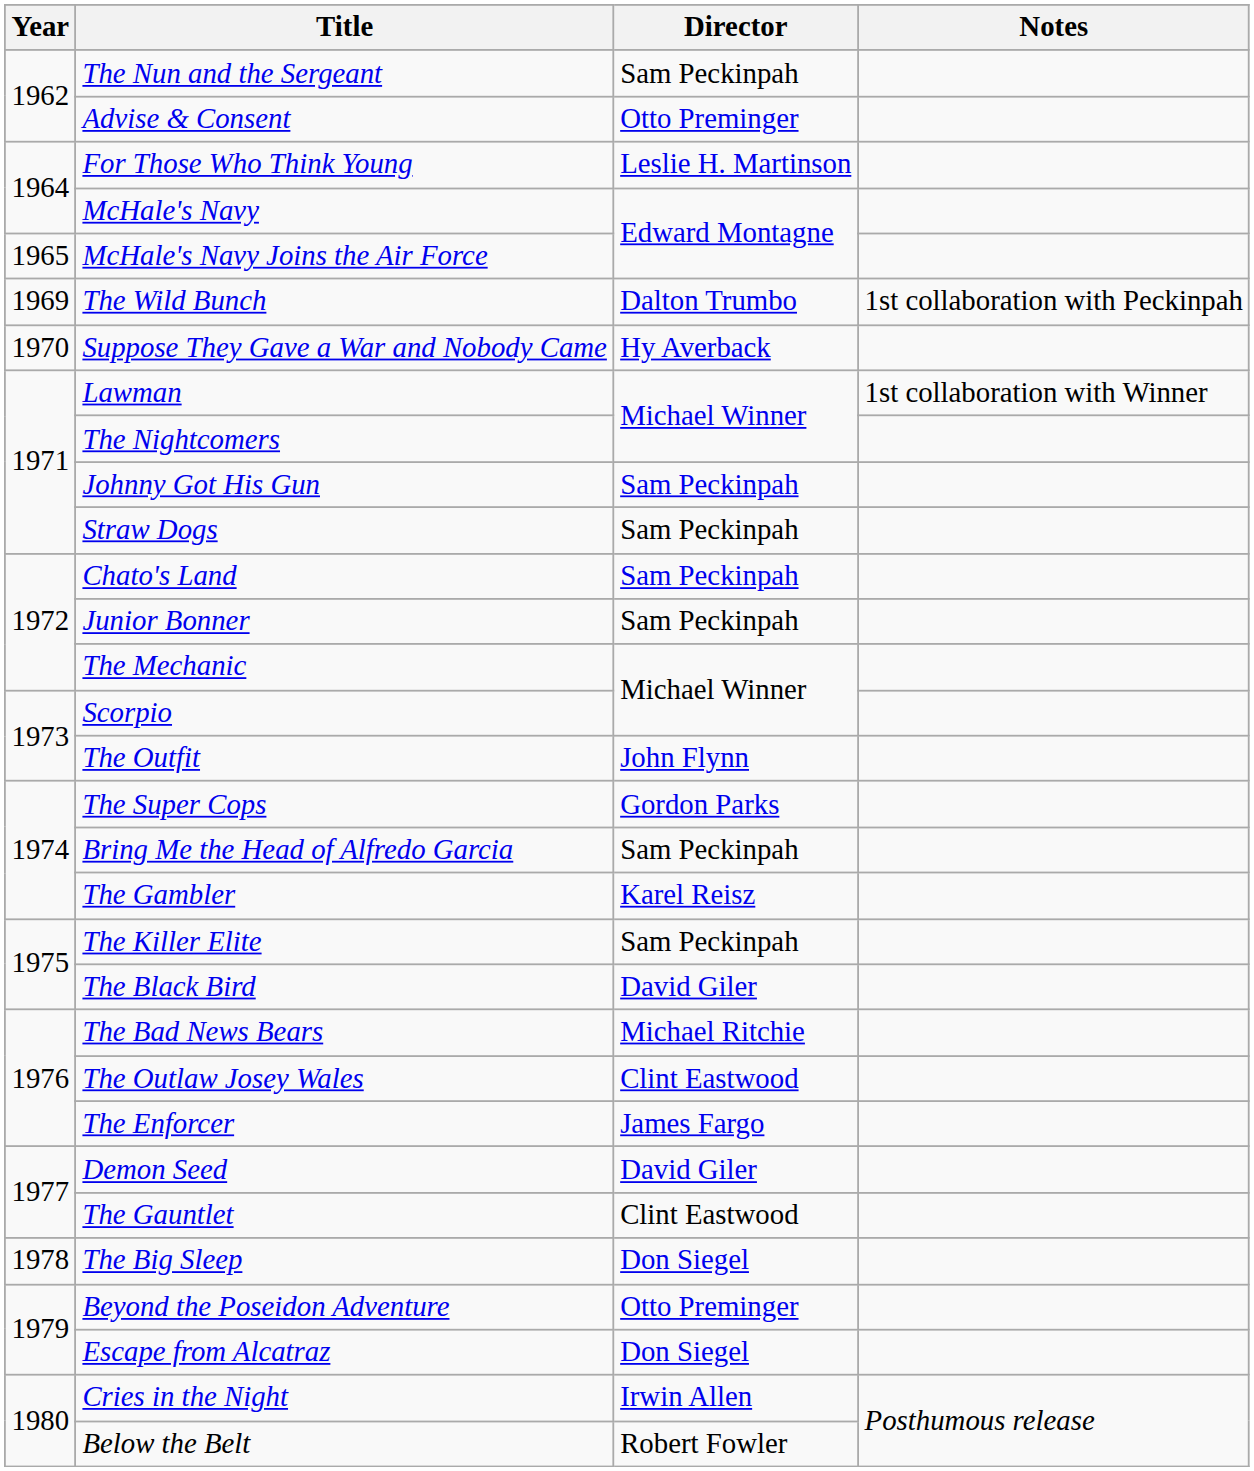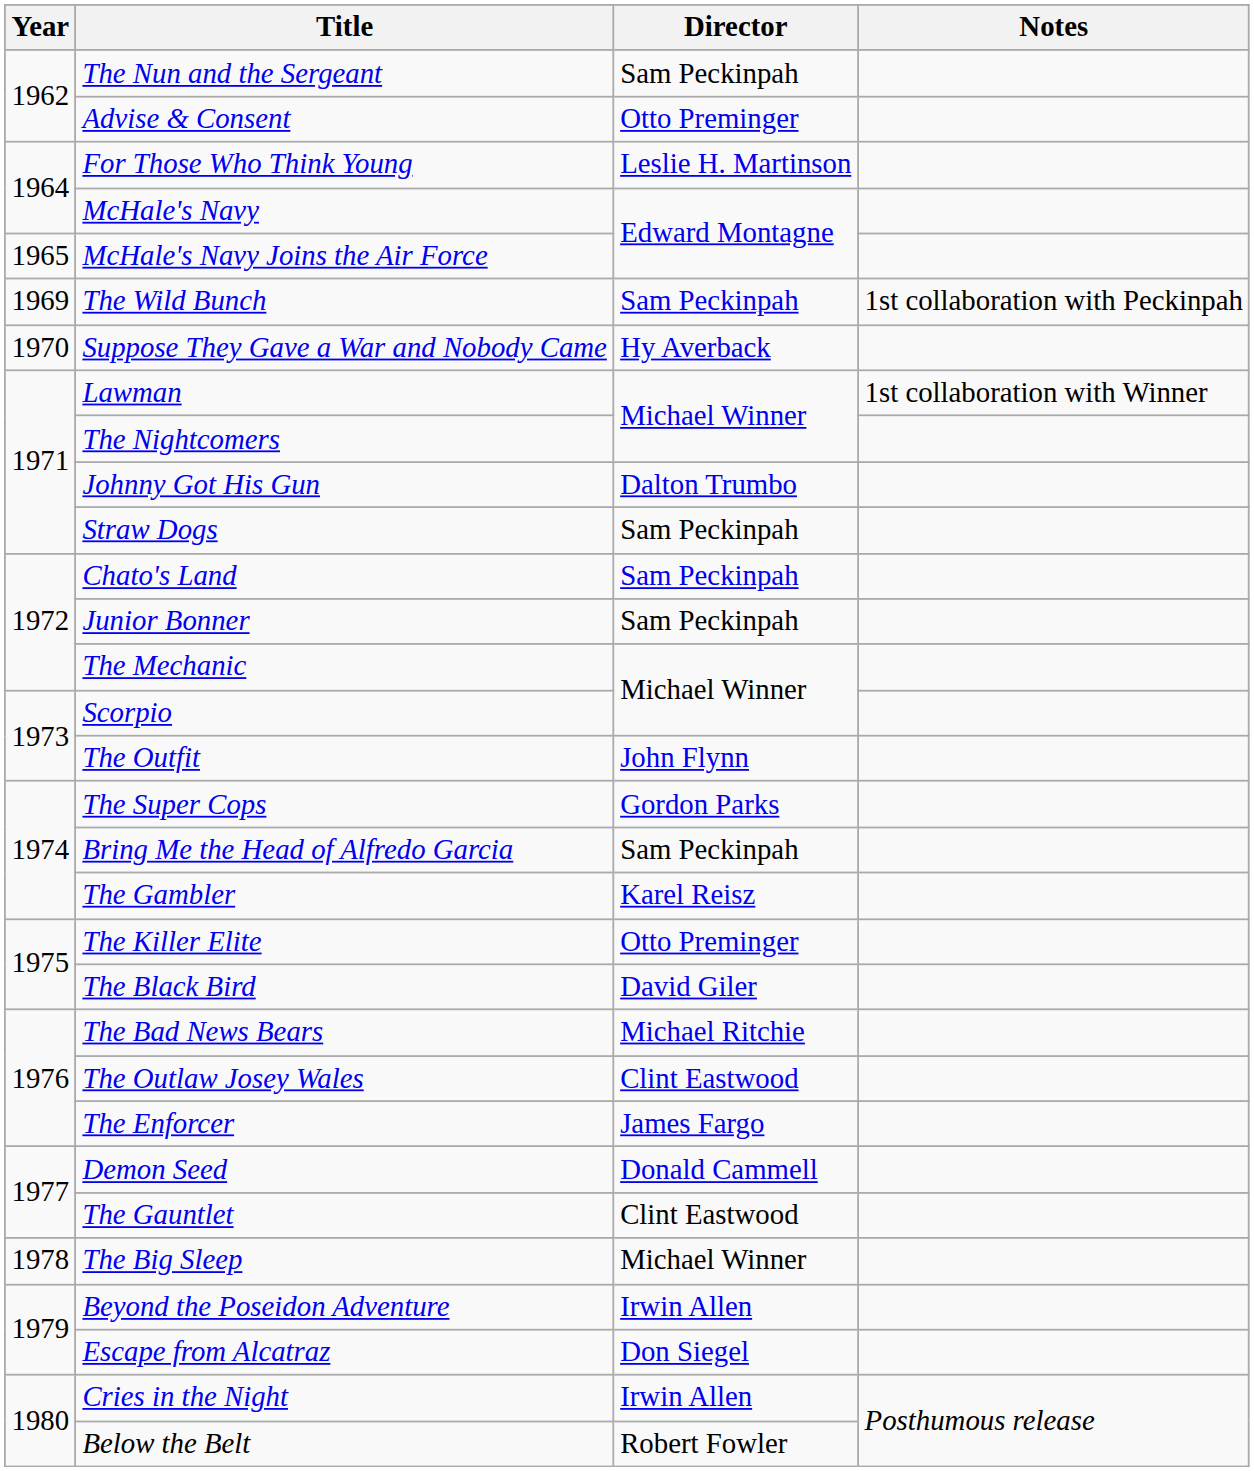(709, 301) Dalton Trumbo -> (709, 301) Sam Peckinpah
(709, 484) Sam Peckinpah -> (709, 484) Dalton Trumbo
(709, 940) Sam Peckinpah -> (709, 940) Otto Preminger
(689, 1169) David Giler -> (719, 1169) Donald Cammell
(685, 1260) Don Siegel -> (713, 1260) Michael Winner
(709, 1306) Otto Preminger -> (686, 1306) Irwin Allen
